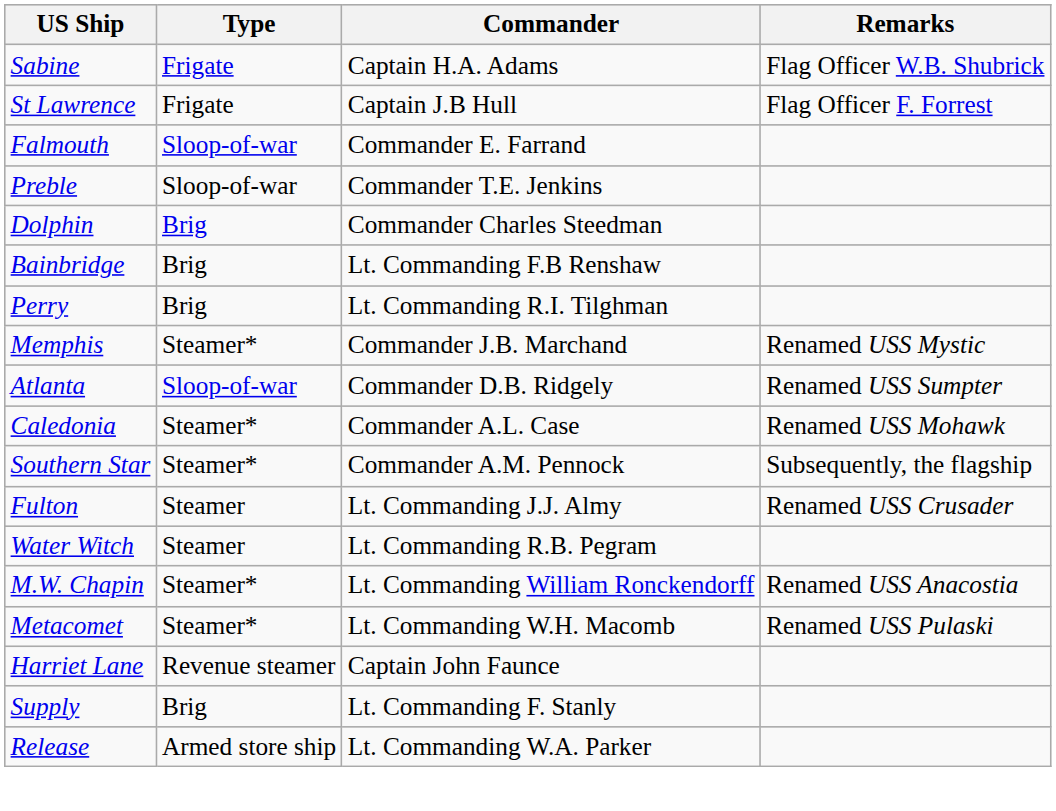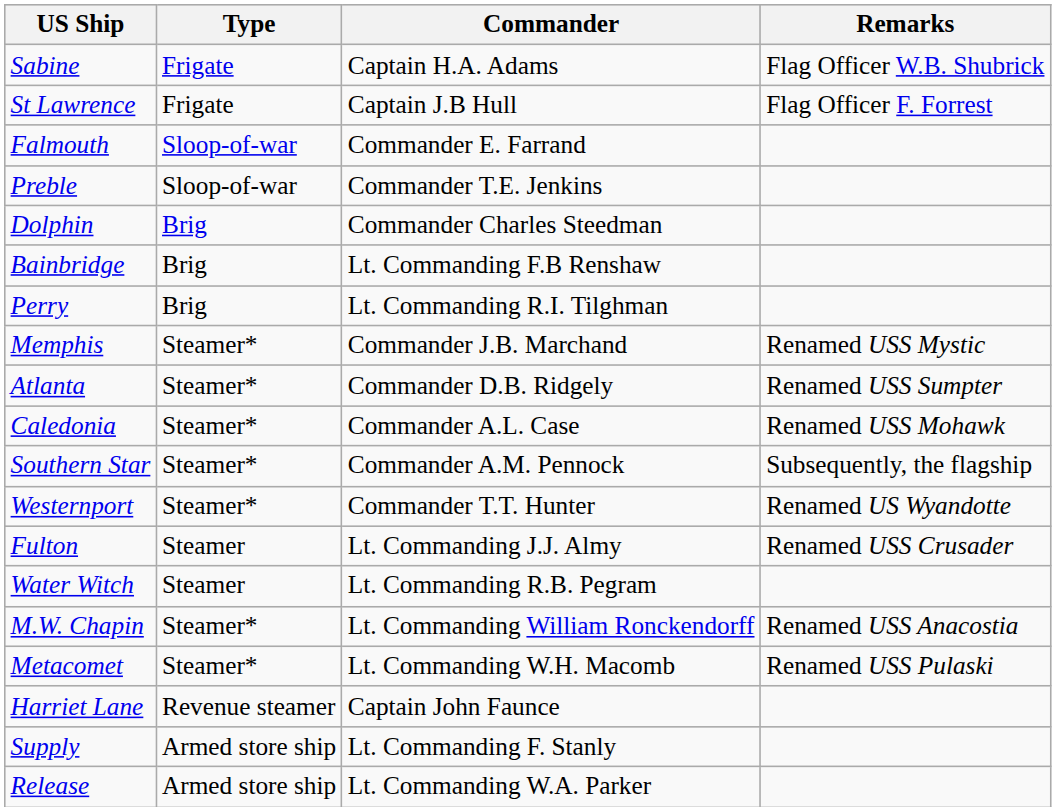(229, 385) Sloop-of-war -> (210, 385) Steamer*
+ row: (72, 505)
(185, 706) Brig -> (249, 746) Armed store ship
